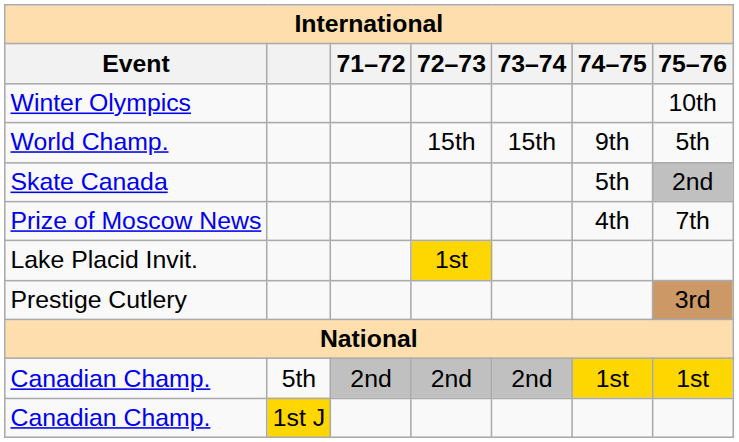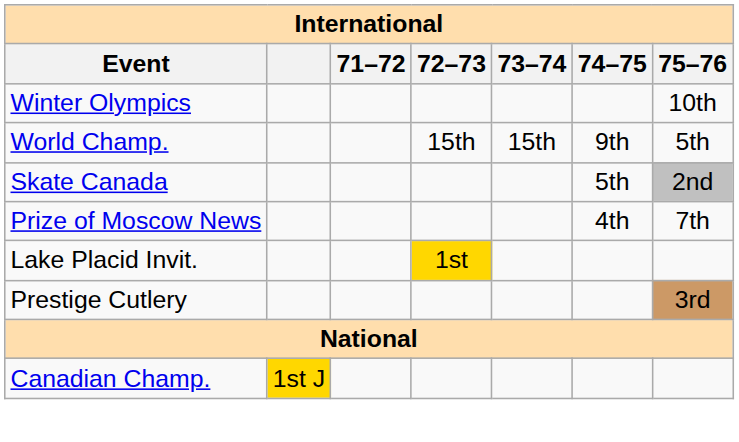- row: (110, 378)
